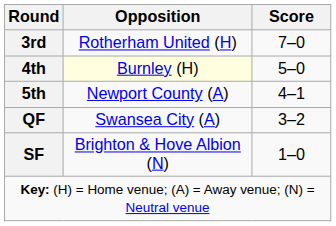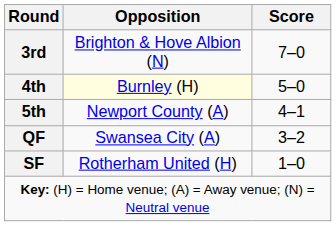(158, 42) Rotherham United (H) -> (158, 52) Brighton & Hove Albion (N)
(158, 154) Brighton & Hove Albion (N) -> (158, 163) Rotherham United (H)
